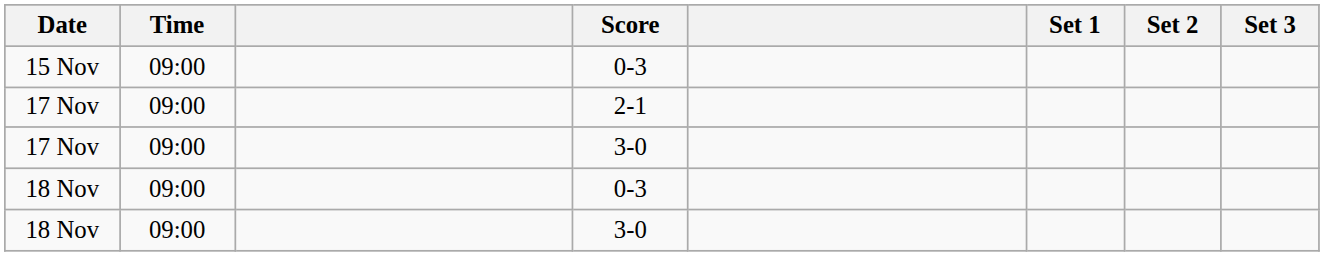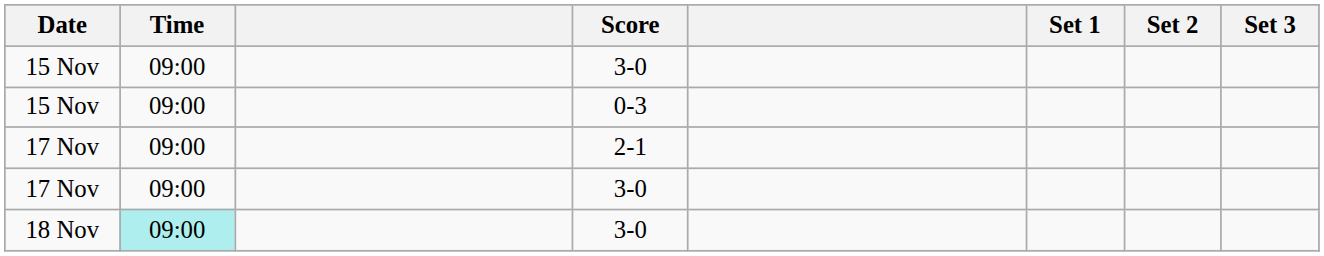+ row: (62, 66)
- row: (62, 188)
(177, 229) no background -> (177, 229) paleturquoise background
